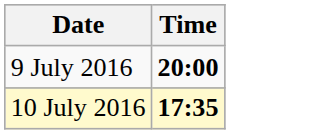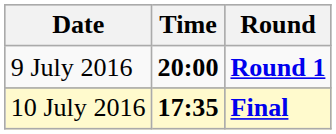+ column: (278, 25)
